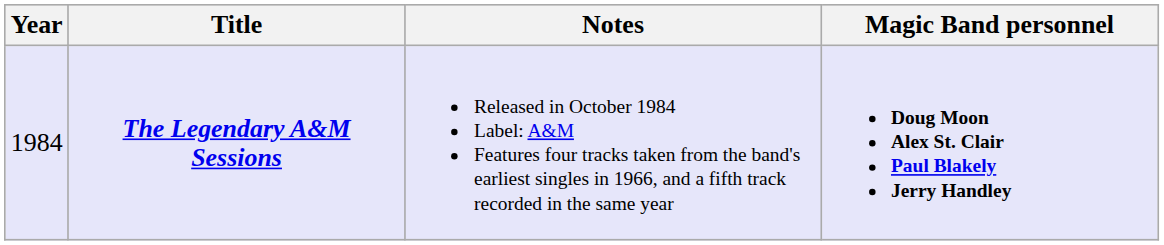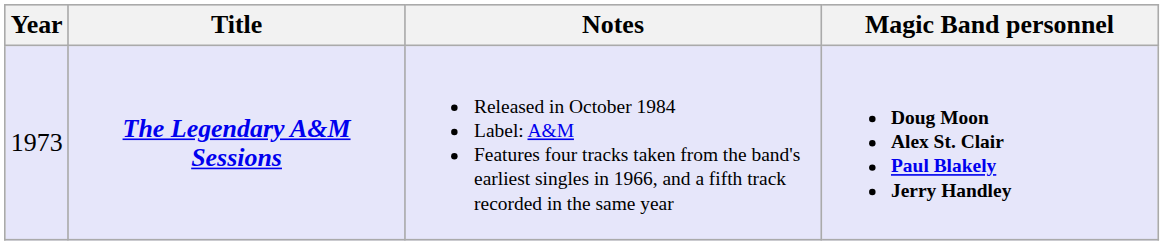(37, 142) 1984 -> (37, 142) 1973
